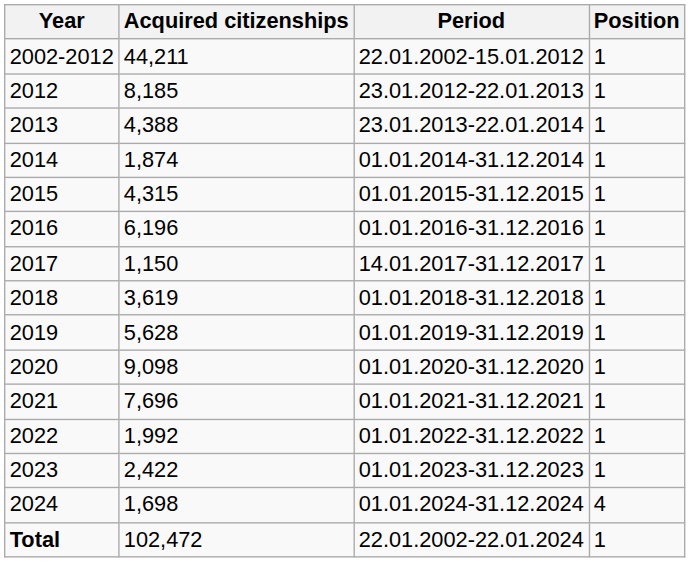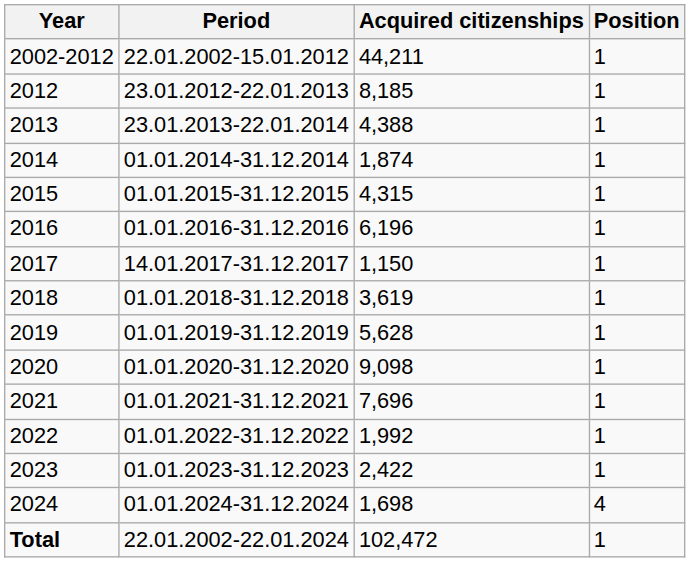columns swapped: (471, 21) <-> (236, 21)
